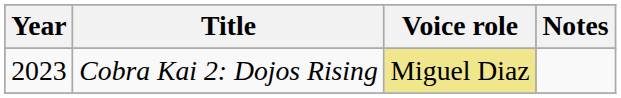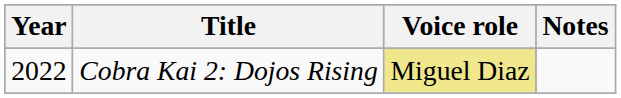(39, 70) 2023 -> (39, 70) 2022
